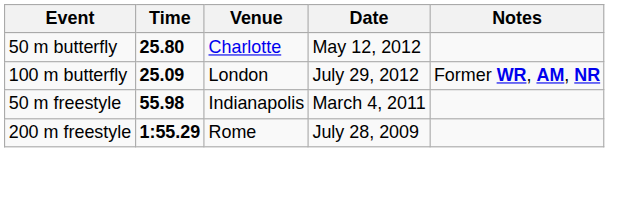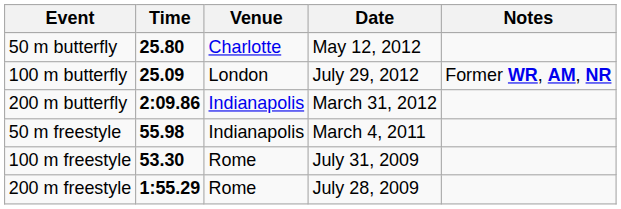+ row: (68, 103)
+ row: (70, 160)
